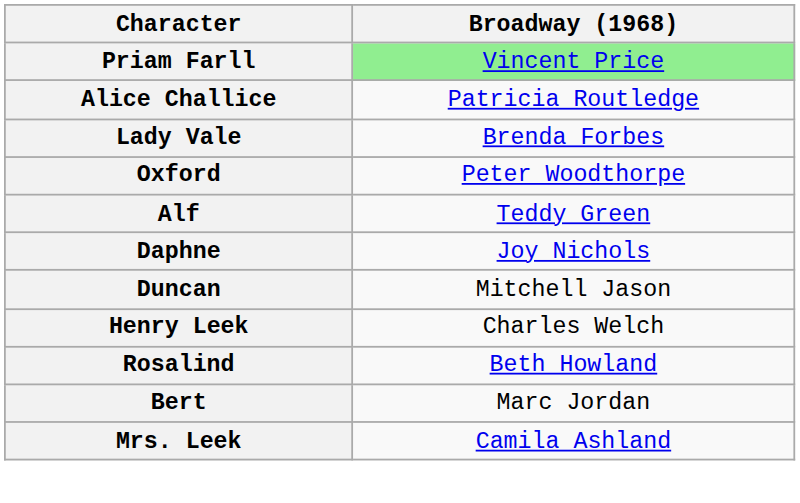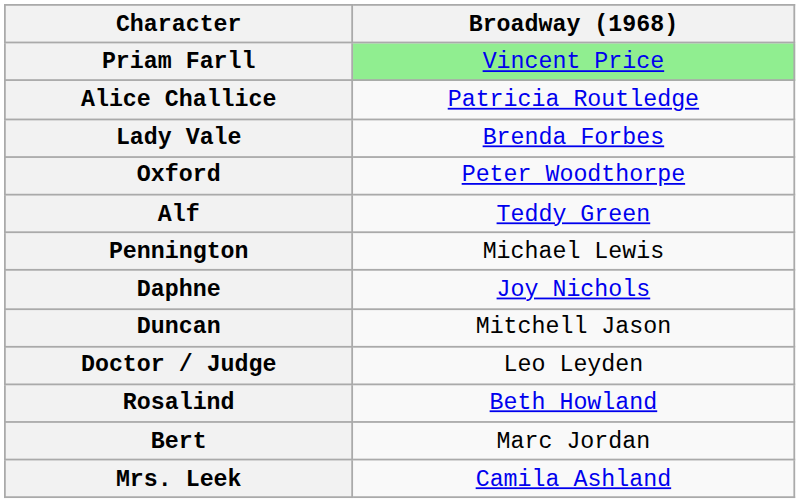+ row: (179, 251)
- row: (179, 327)
+ row: (179, 365)
